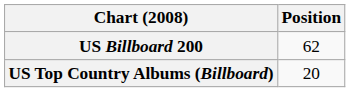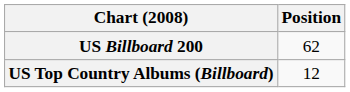(311, 73) 20 -> (311, 73) 12
